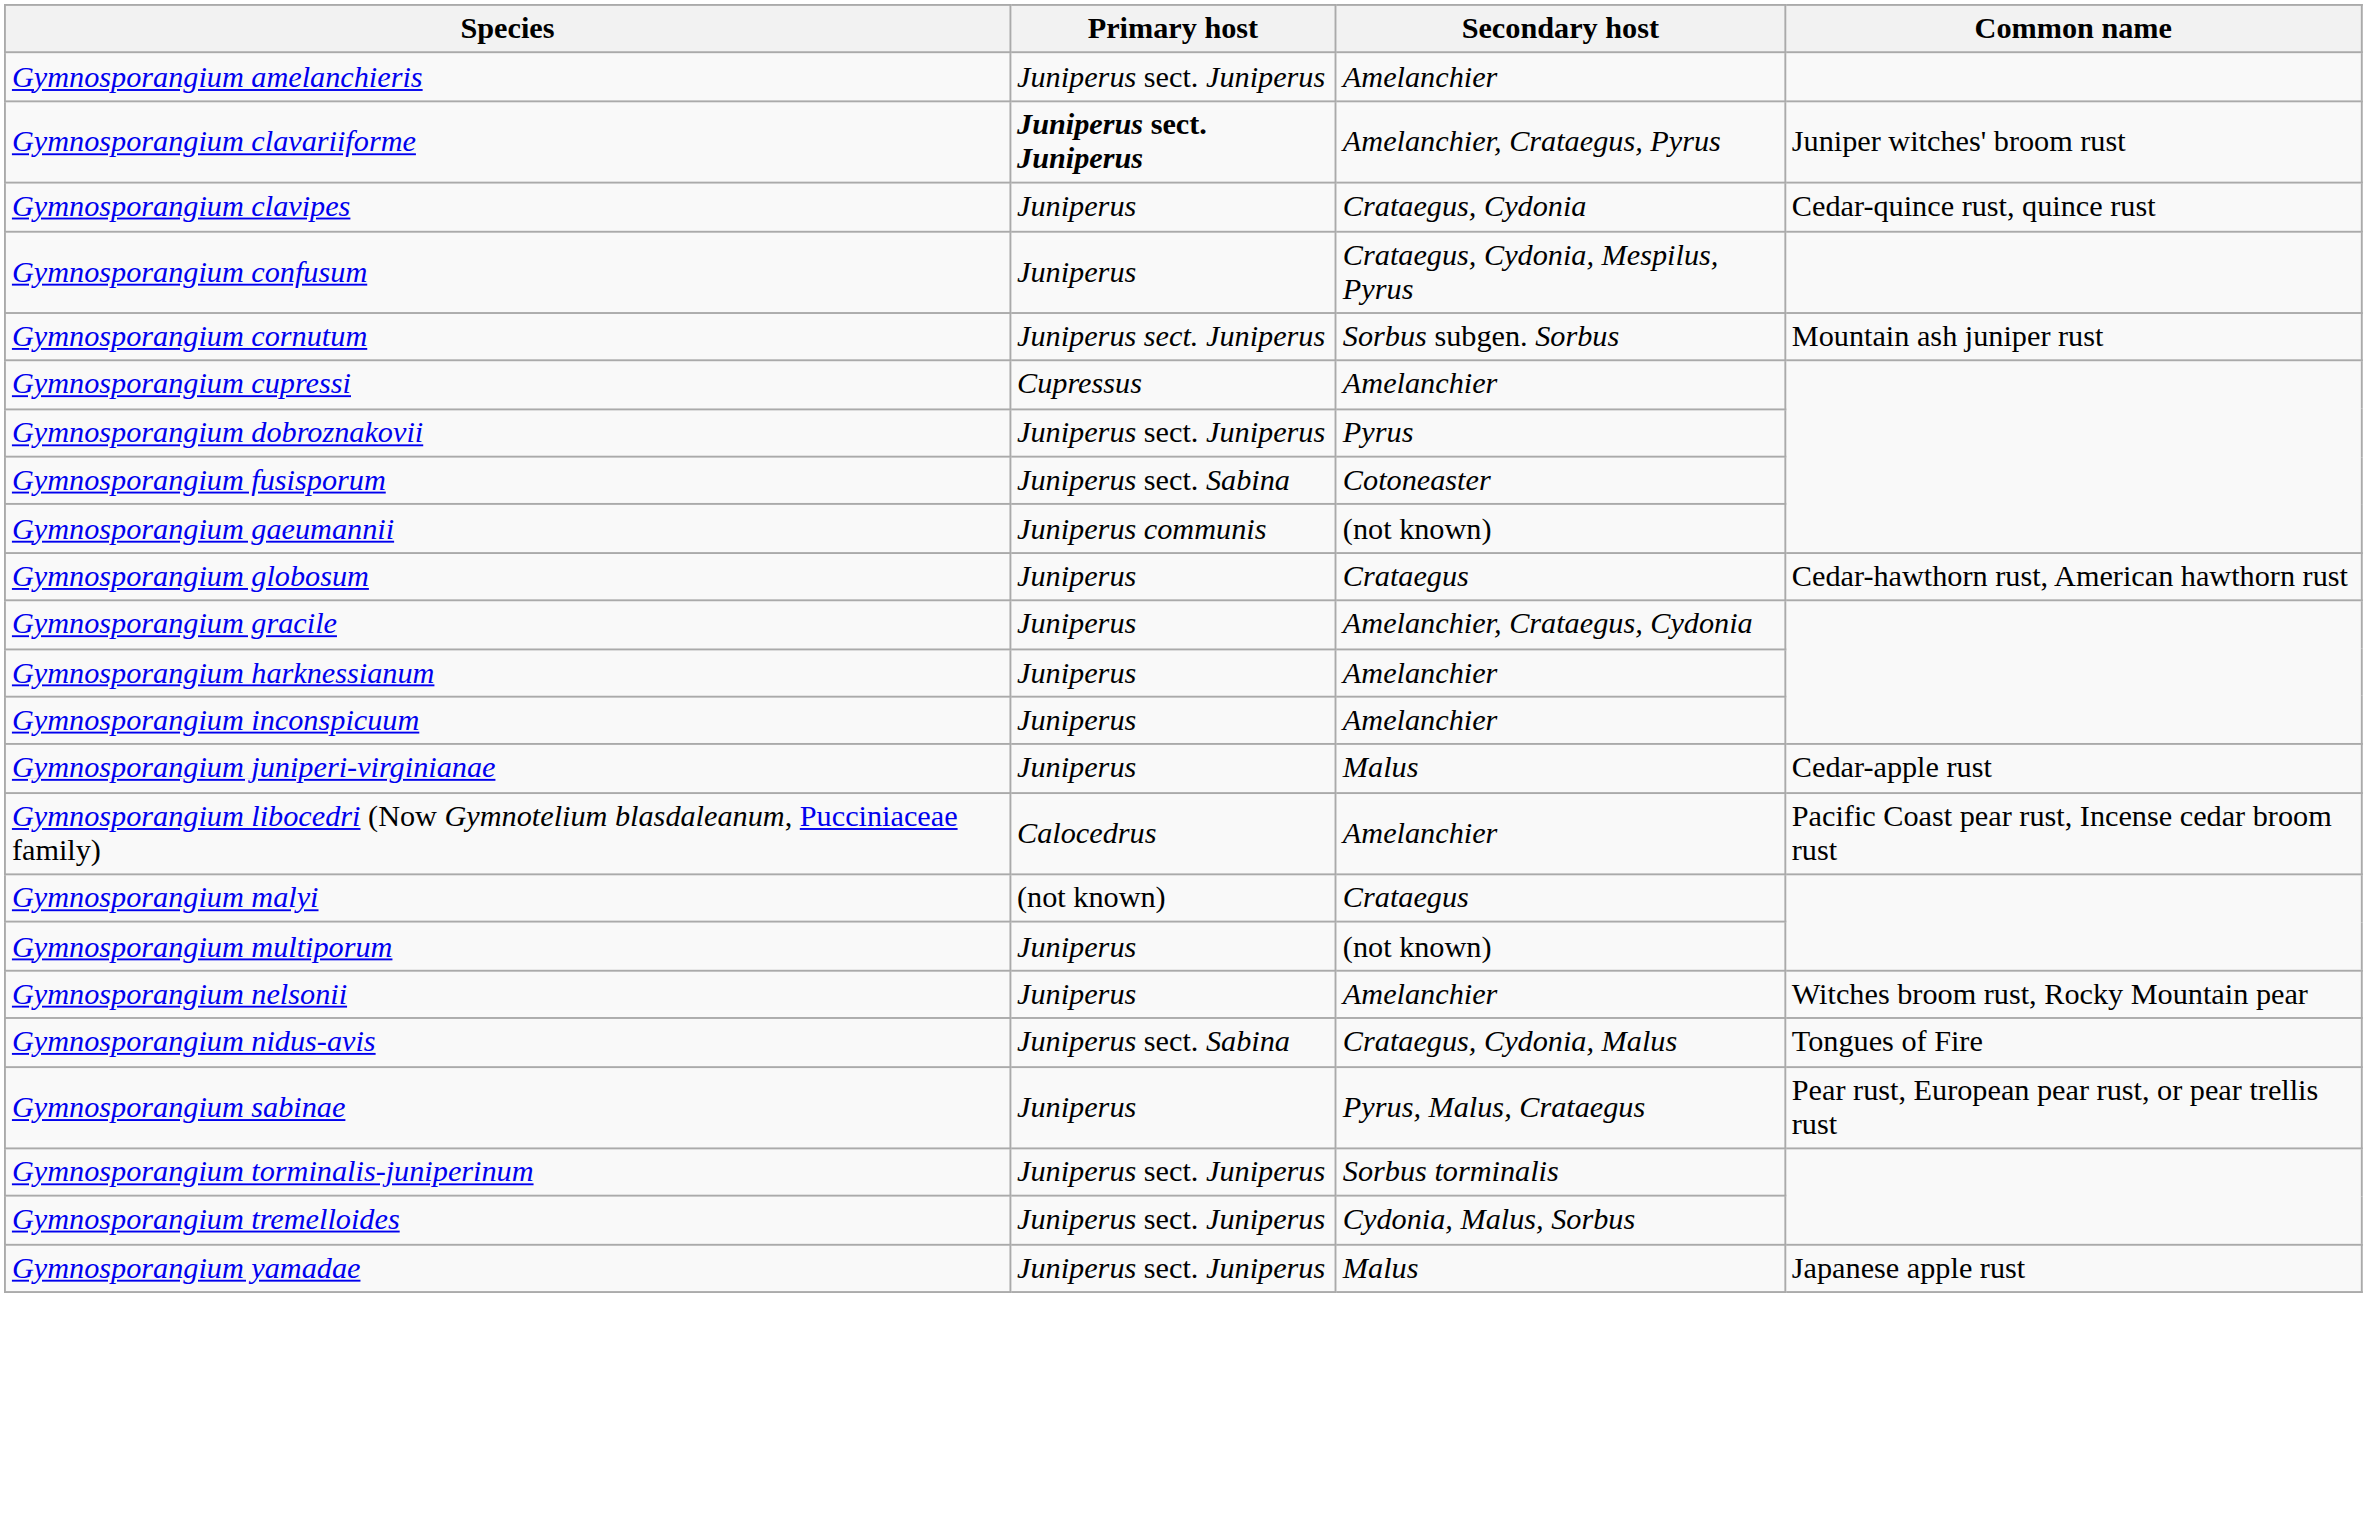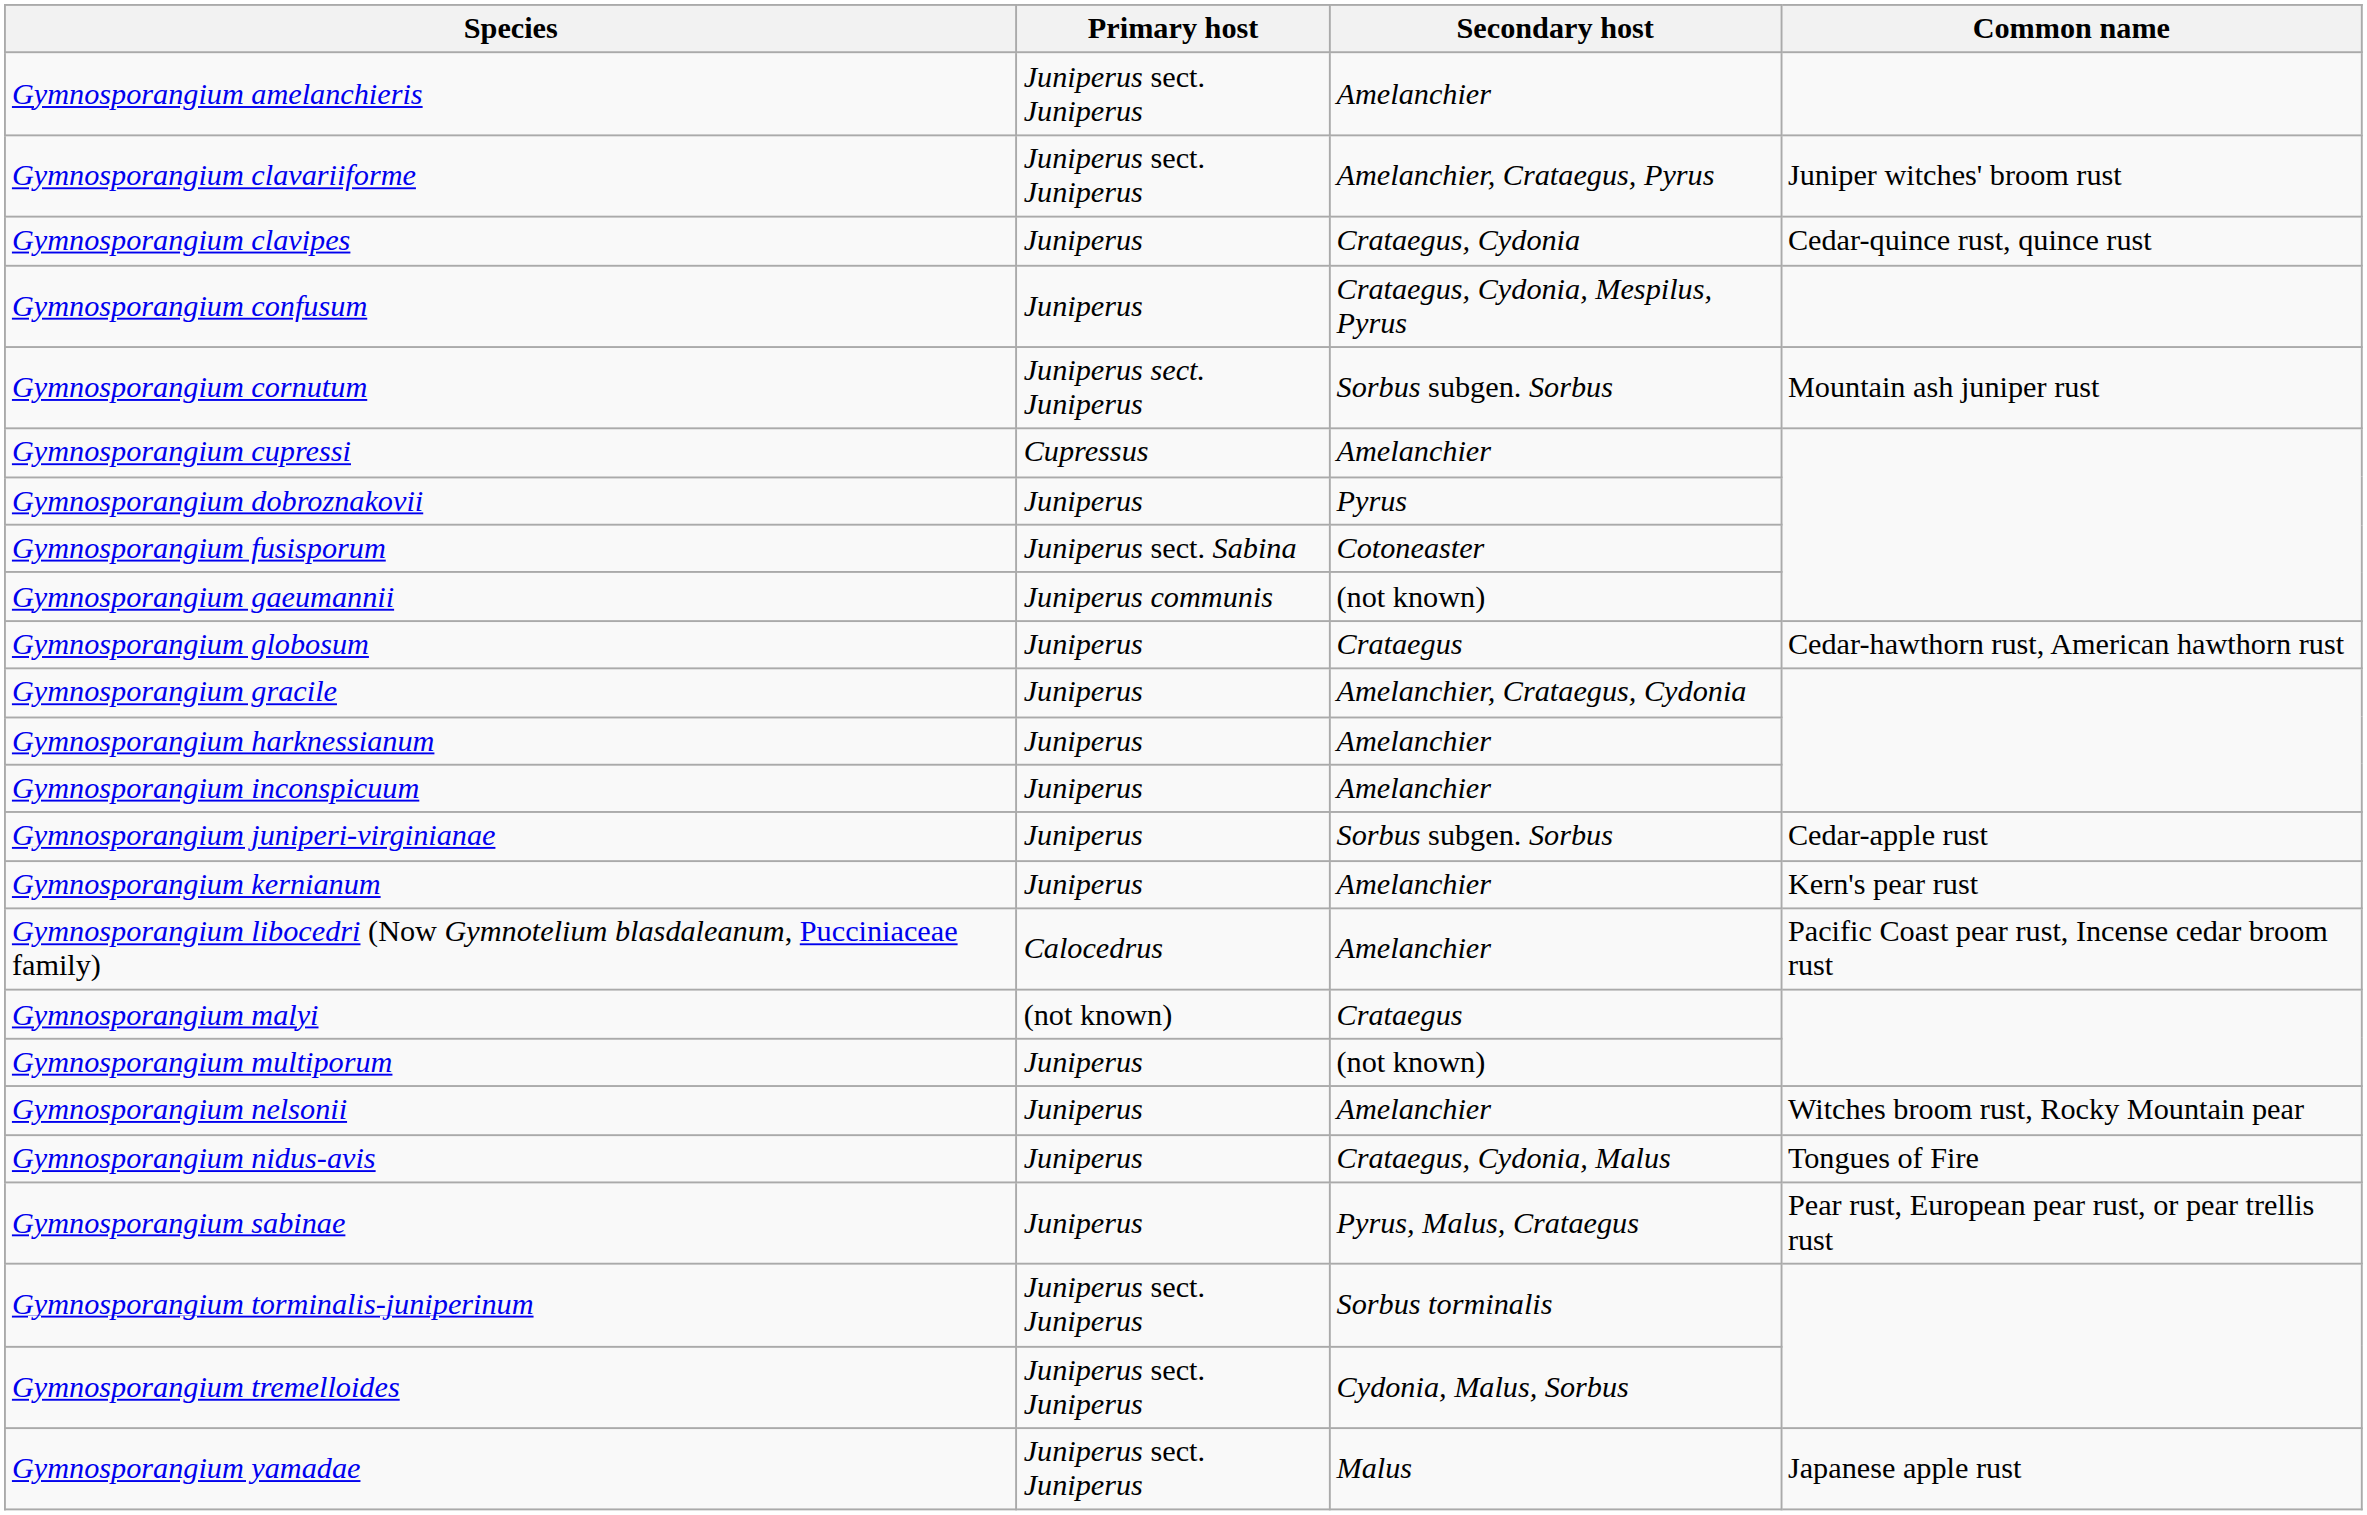(1112, 141) bold -> (1114, 175) normal
(1171, 432) Juniperus sect. Juniperus -> (1083, 500) Juniperus
(1381, 767) Malus -> (1475, 835) Sorbus subgen. Sorbus
+ row: (196, 883)
(1154, 1041) Juniperus sect. Sabina -> (1083, 1157) Juniperus
